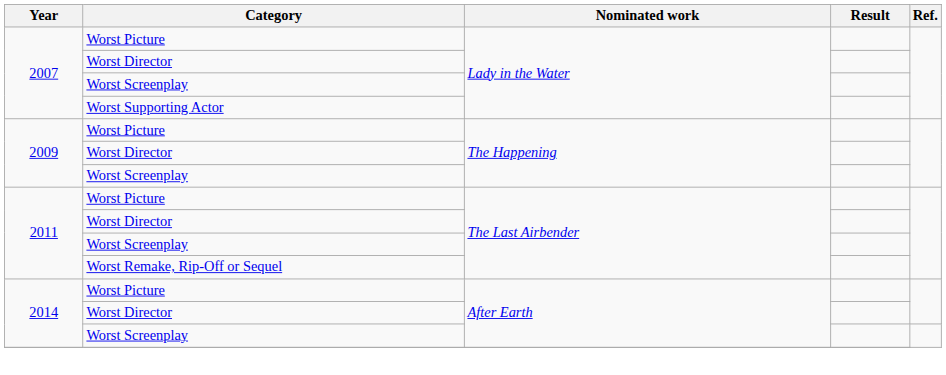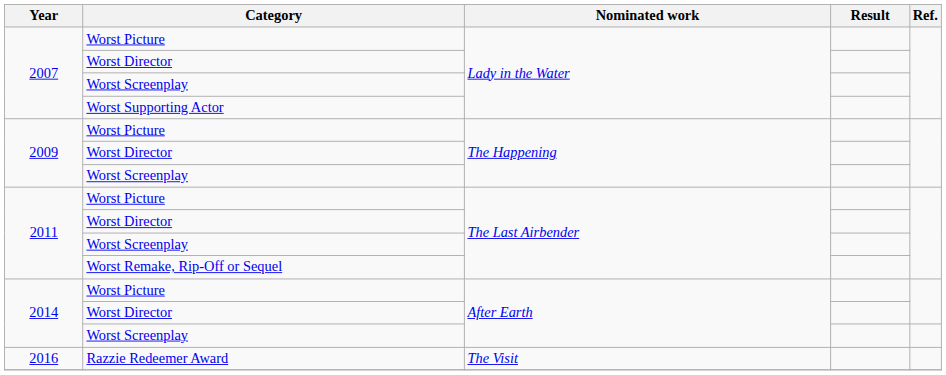+ row: (44, 358)
